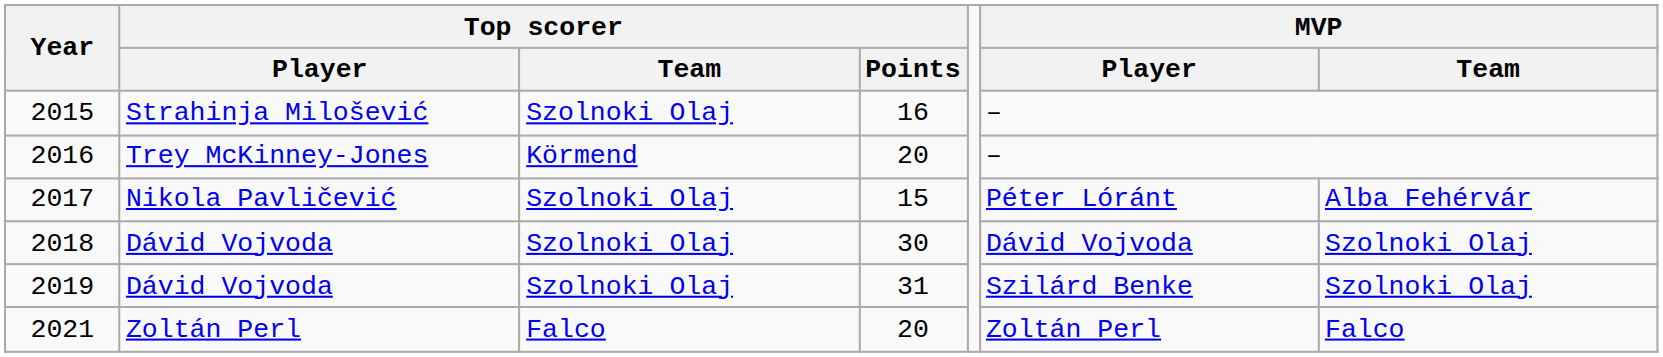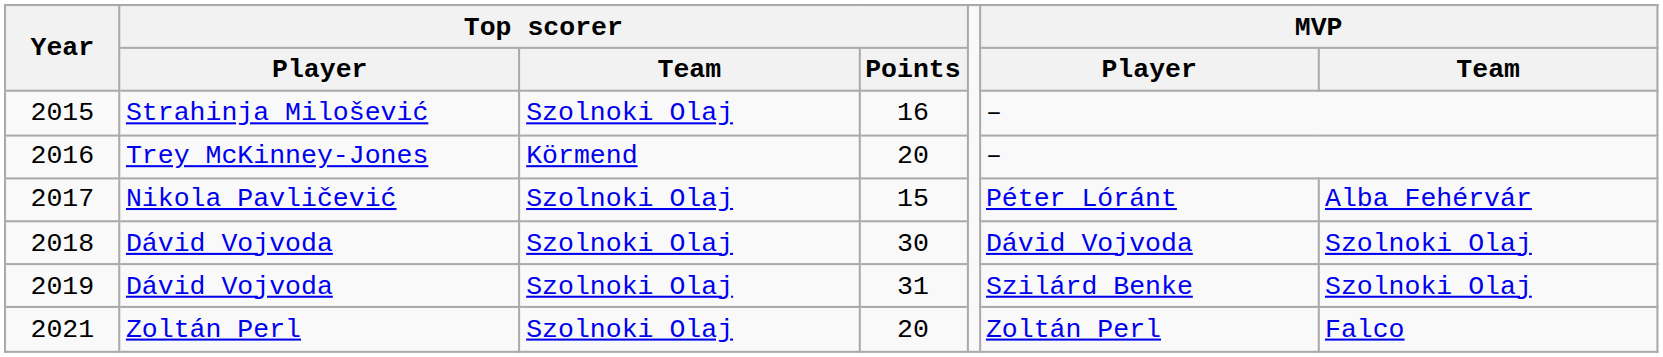(566, 329) Falco -> (630, 329) Szolnoki Olaj
